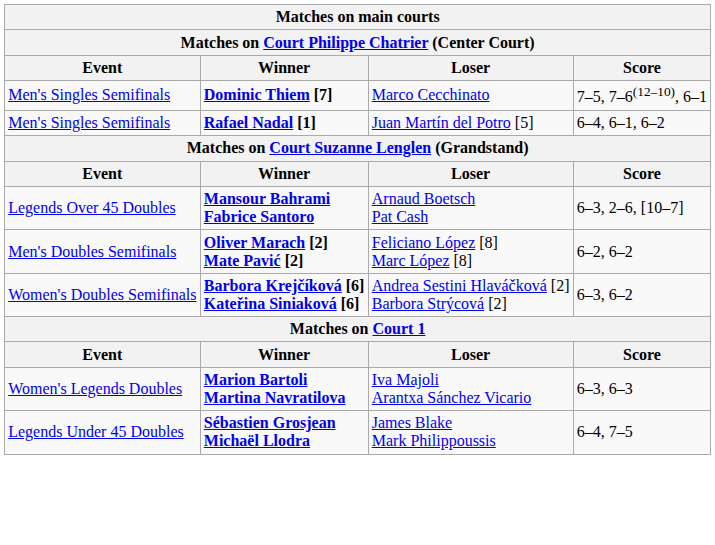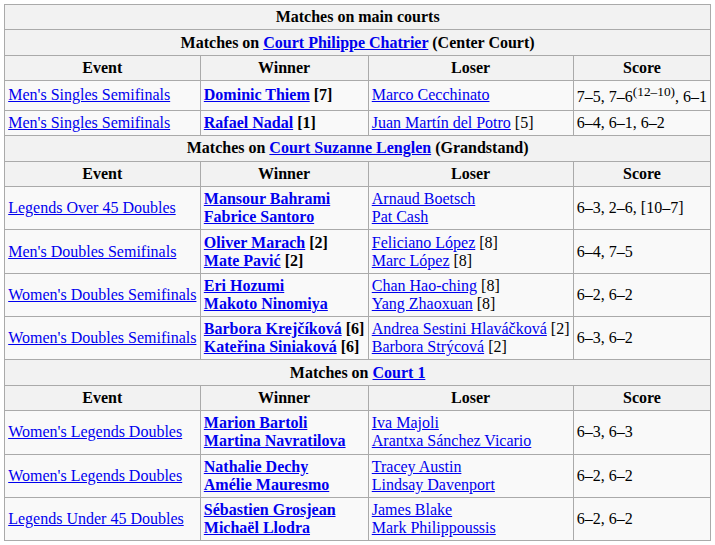(605, 251) 6–2, 6–2 -> (605, 251) 6–4, 7–5
+ row: (266, 294)
+ row: (267, 475)
(605, 432) 6–4, 7–5 -> (605, 519) 6–2, 6–2
